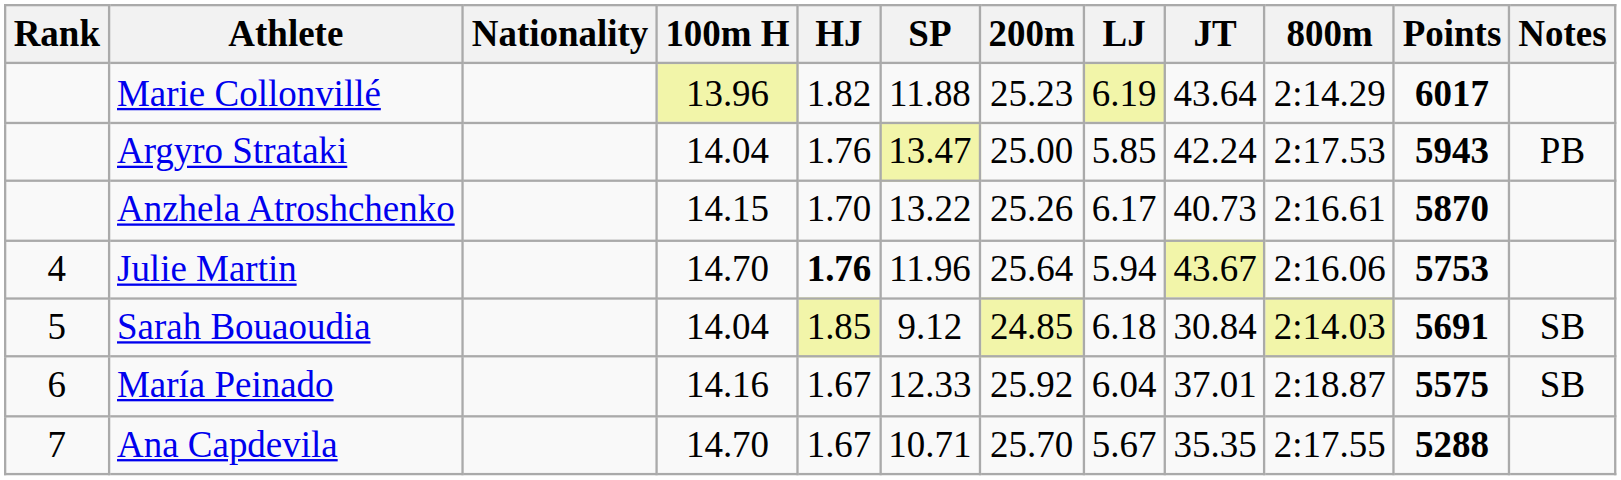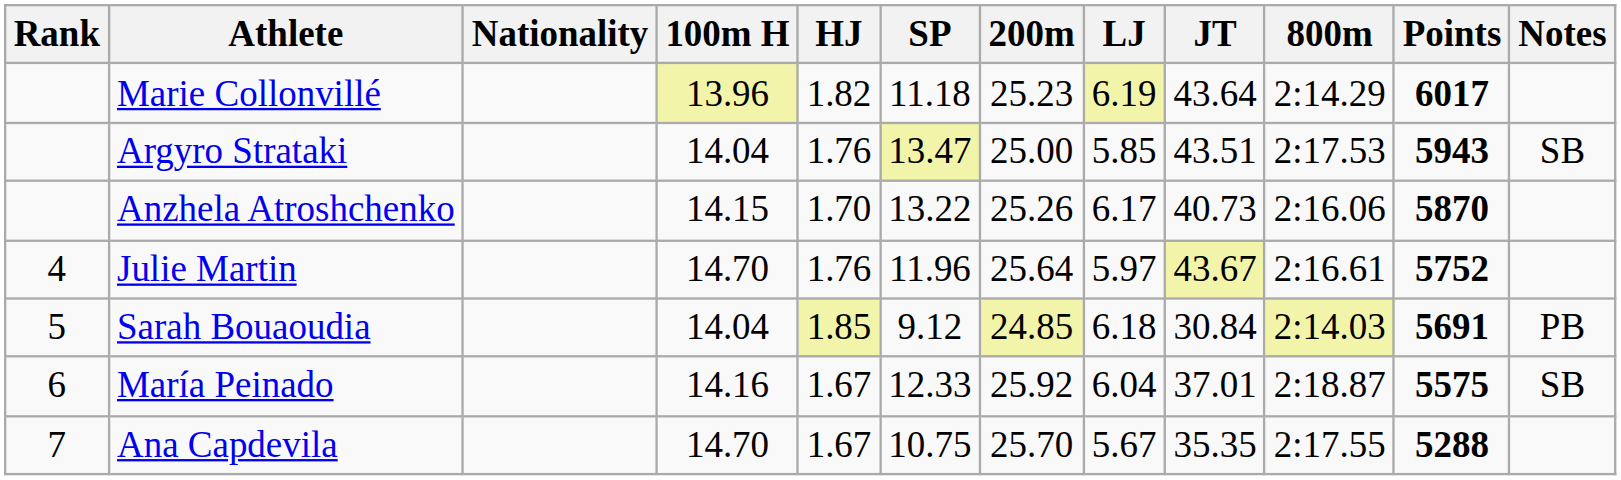(930, 92) 11.88 -> (930, 92) 11.18
(1215, 151) 42.24 -> (1215, 151) 43.51
(1562, 151) PB -> (1562, 151) SB
(1330, 209) 2:16.61 -> (1330, 209) 2:16.06
(839, 268) bold -> (839, 268) normal
(1124, 268) 5.94 -> (1124, 268) 5.97
(1330, 268) 2:16.06 -> (1330, 268) 2:16.61
(1452, 268) 5753 -> (1452, 268) 5752
(1562, 326) SB -> (1562, 326) PB
(930, 444) 10.71 -> (930, 444) 10.75
